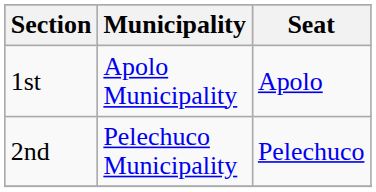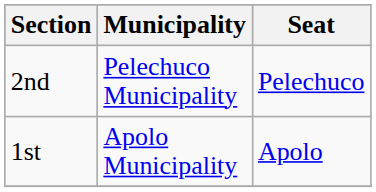rows swapped: (26, 80) <-> (30, 151)
